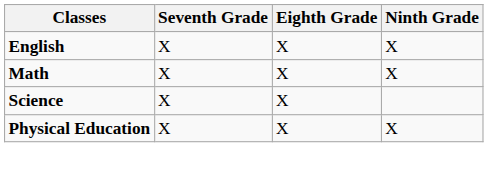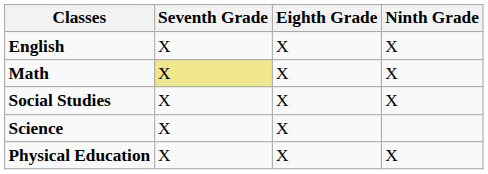(164, 73) no background -> (164, 73) khaki background
+ row: (60, 100)
